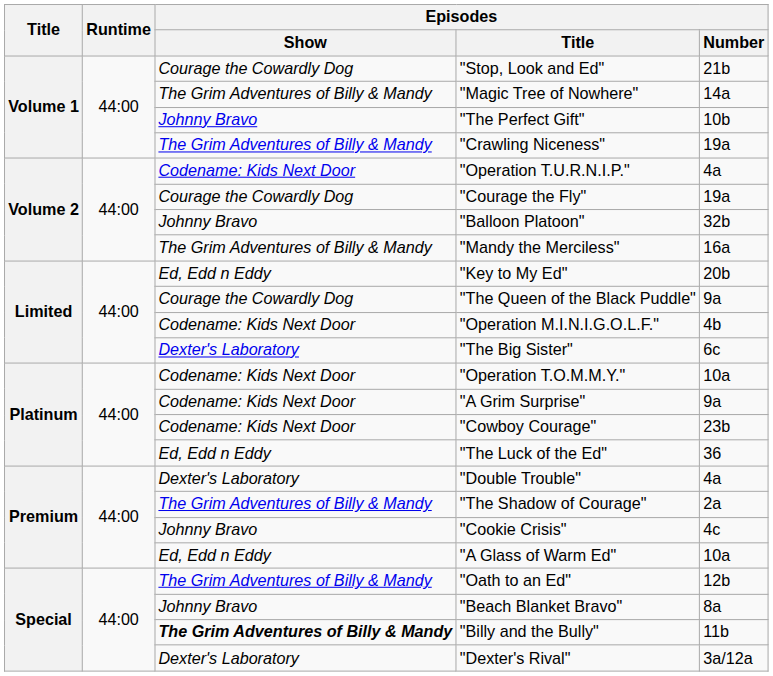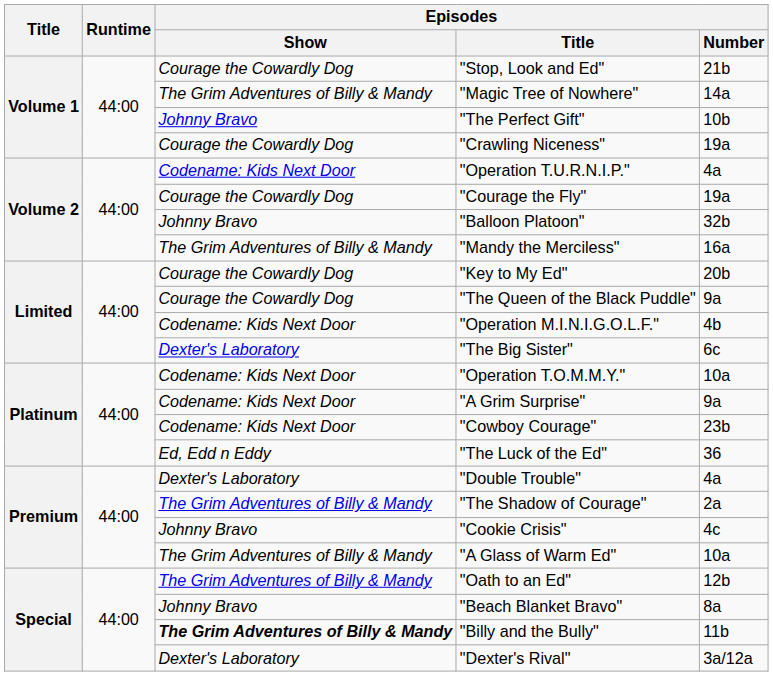(295, 145) The Grim Adventures of Billy & Mandy -> (256, 145) Courage the Cowardly Dog
(215, 273) Ed, Edd n Eddy -> (256, 273) Courage the Cowardly Dog
(215, 555) Ed, Edd n Eddy -> (295, 555) The Grim Adventures of Billy & Mandy
